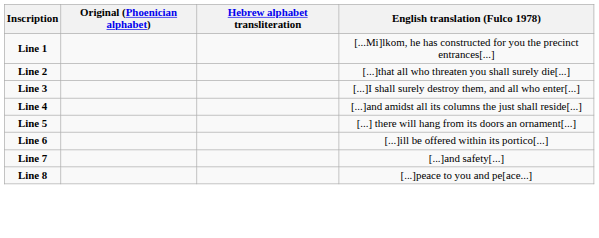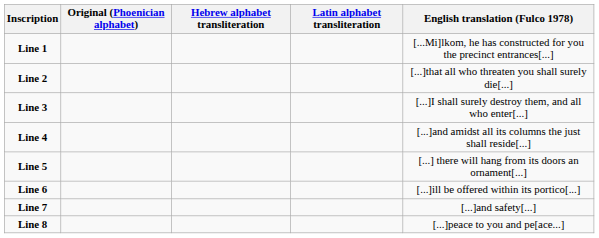+ column: (347, 19)
